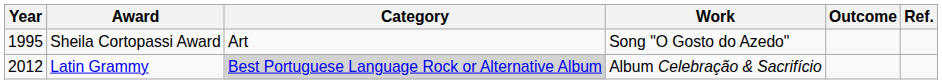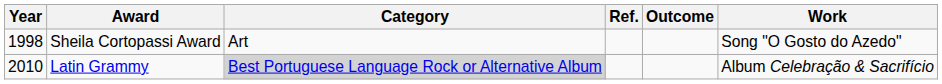columns swapped: (715, 16) <-> (919, 16)
(26, 41) 1995 -> (26, 41) 1998
(26, 66) 2012 -> (26, 66) 2010
